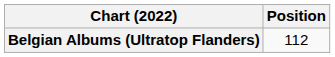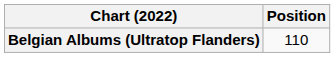(296, 40) 112 -> (296, 40) 110
